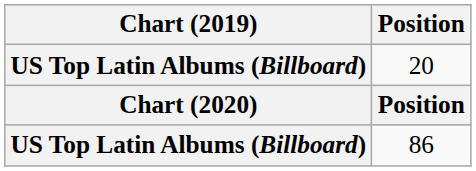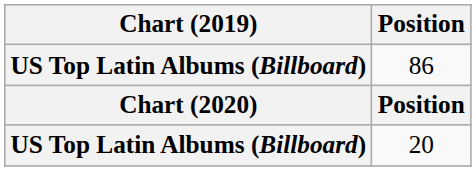rows swapped: (421, 64) <-> (421, 144)
